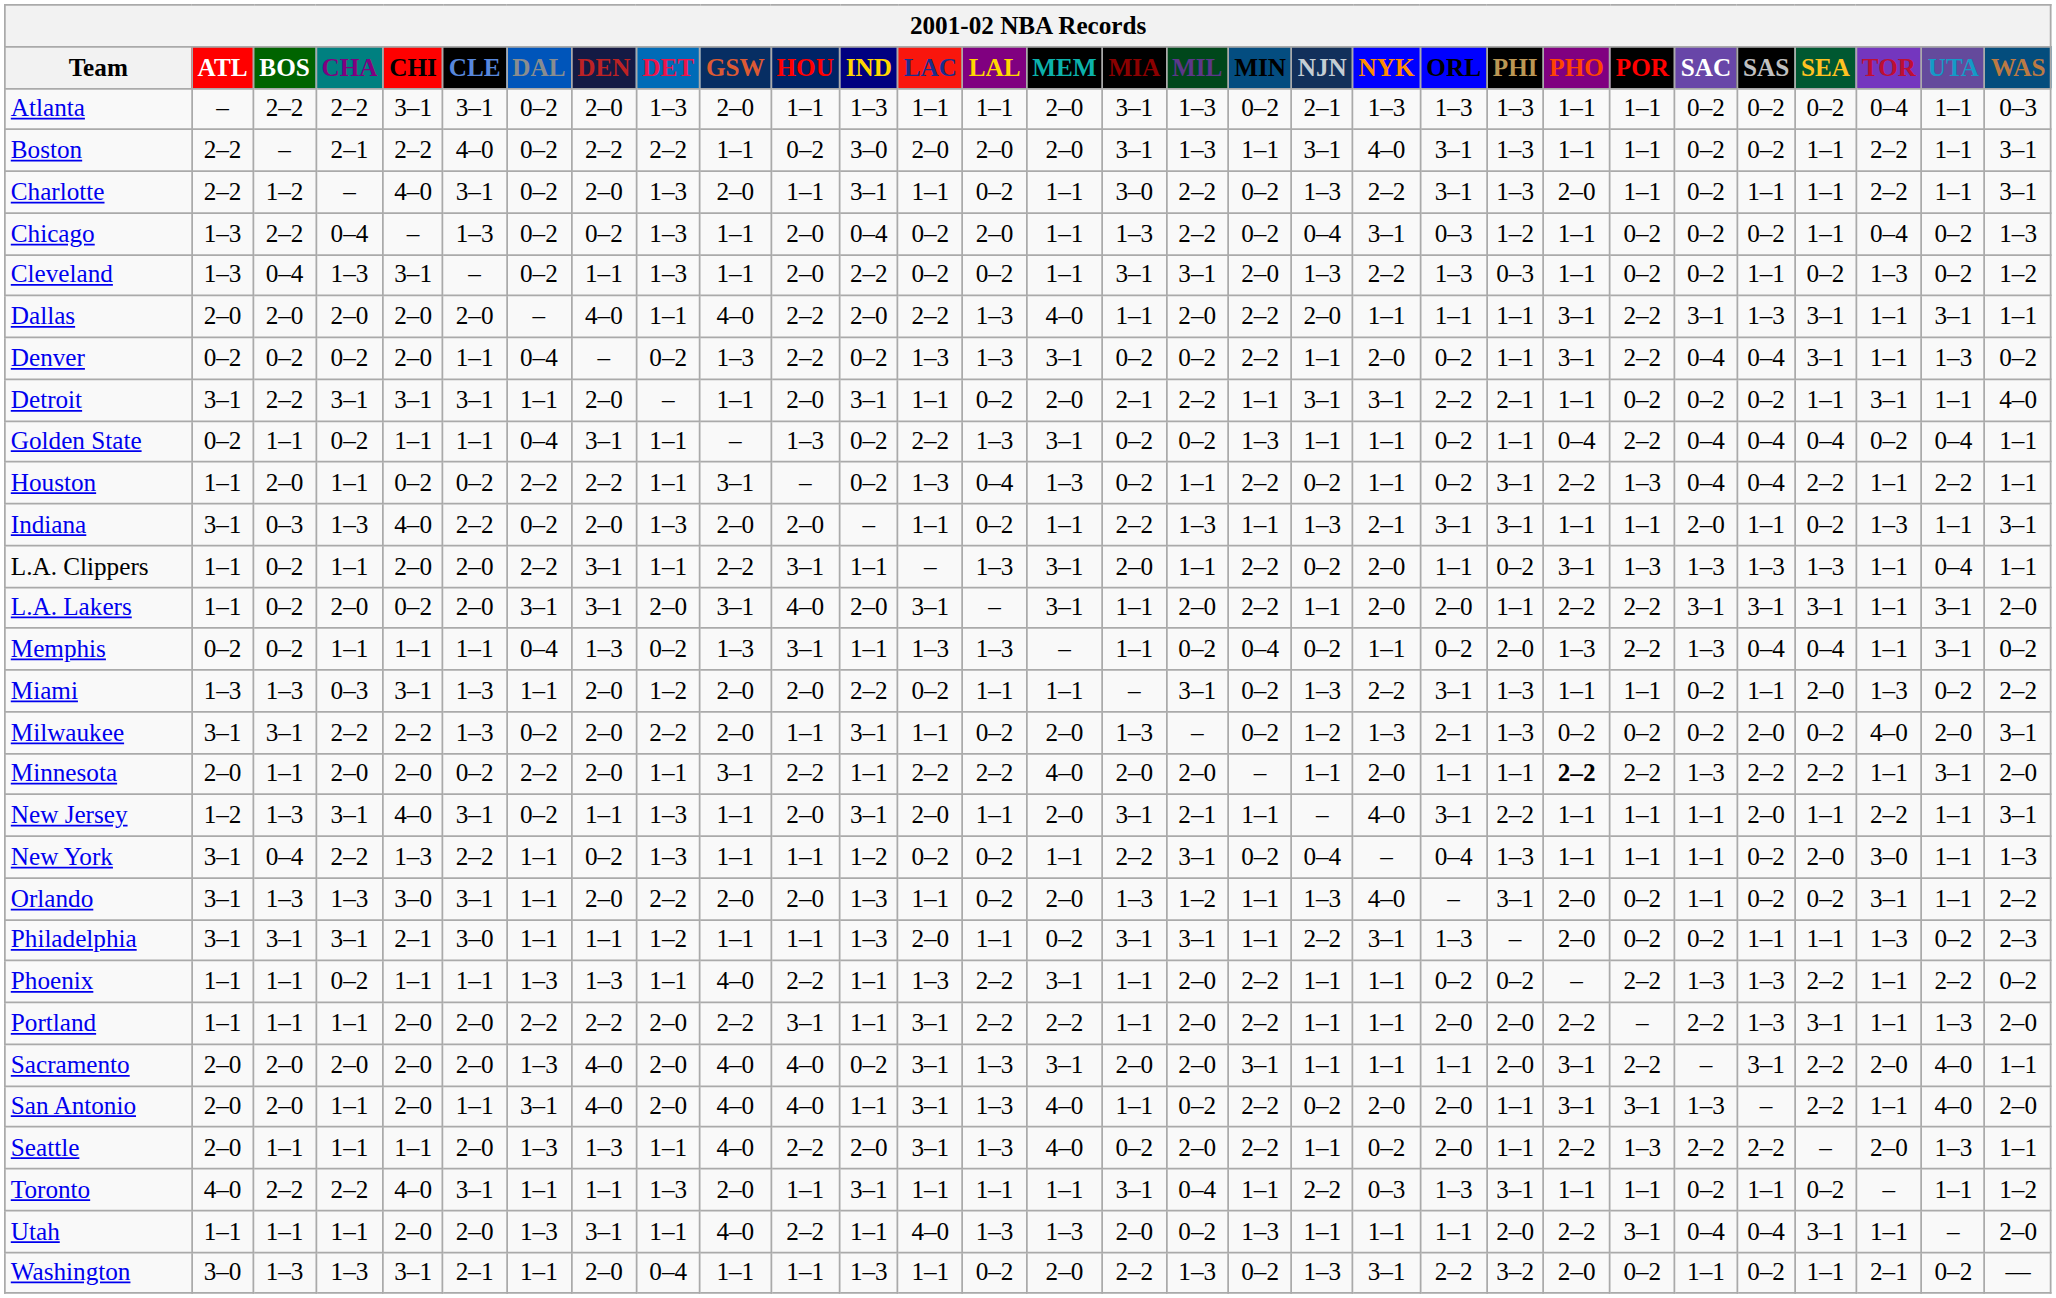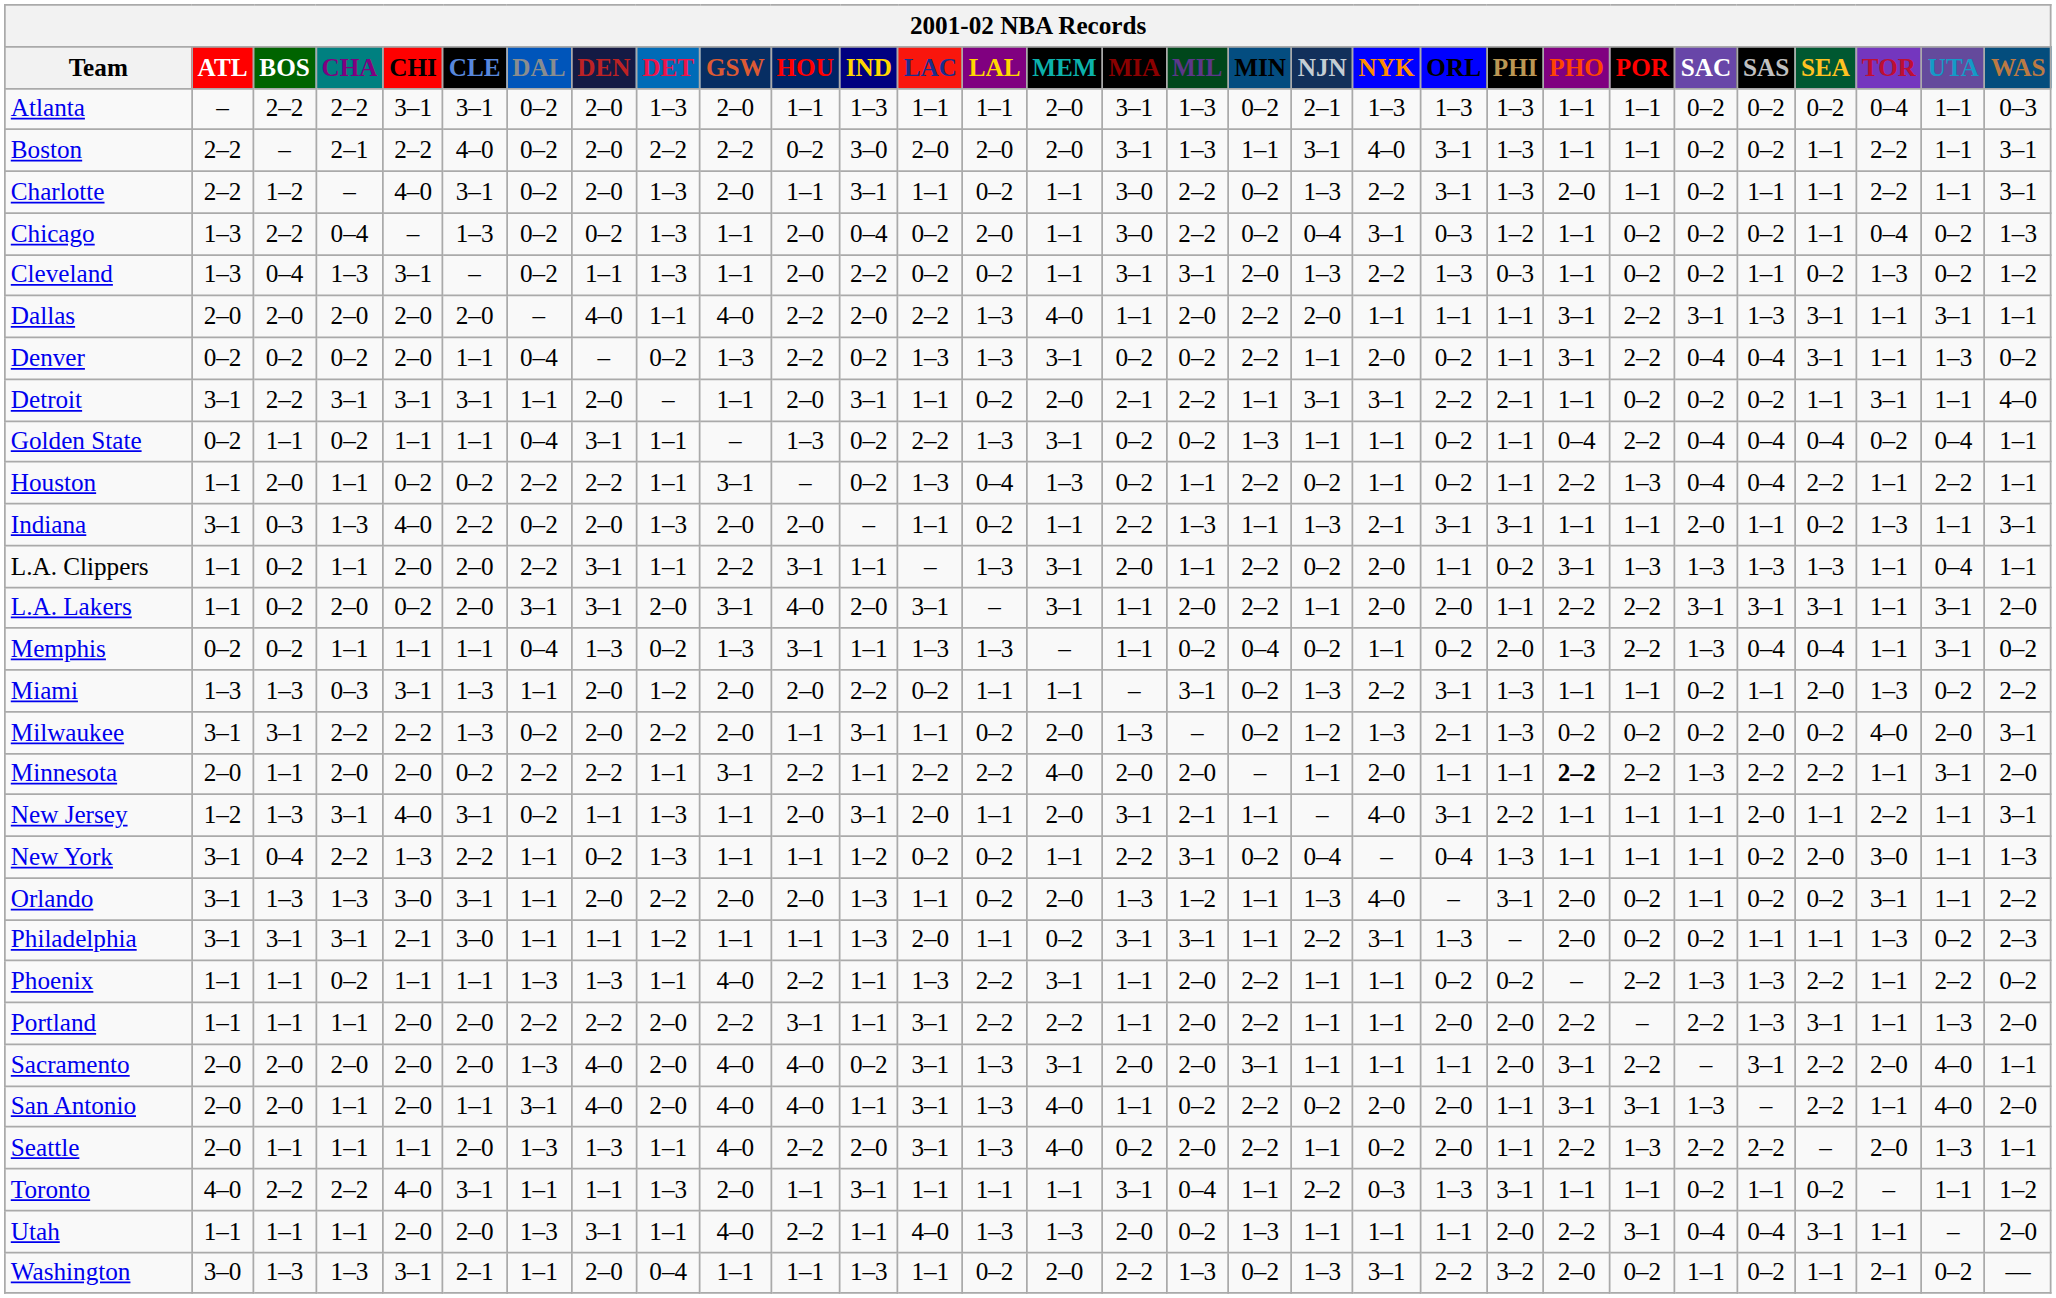(604, 150) 2–2 -> (604, 150) 2–0
(735, 150) 1–1 -> (735, 150) 2–2
(1134, 233) 1–3 -> (1134, 233) 3–0
(1515, 482) 3–1 -> (1515, 482) 1–1
(604, 773) 2–0 -> (604, 773) 2–2
